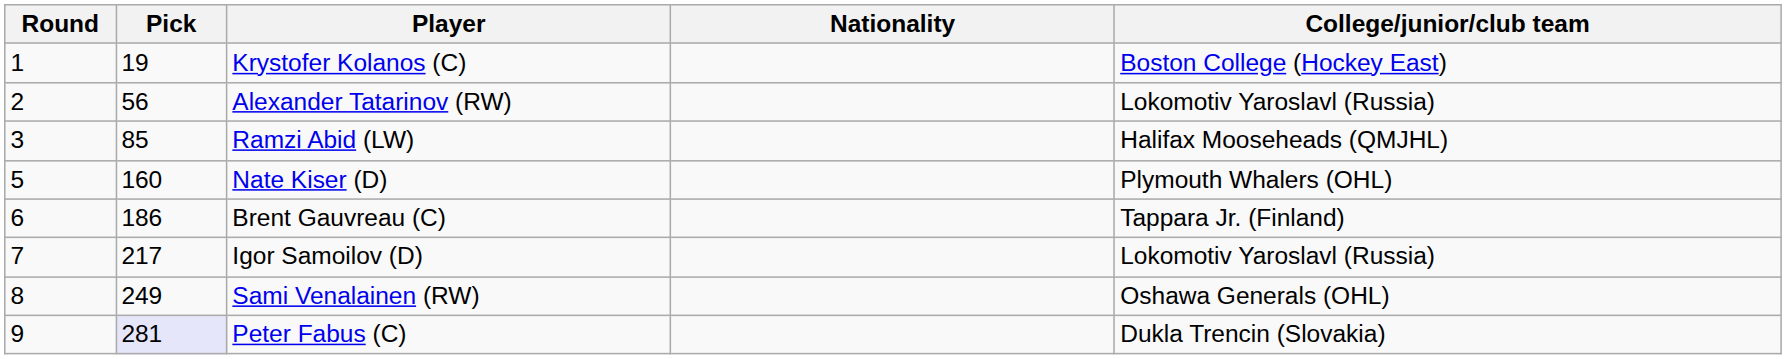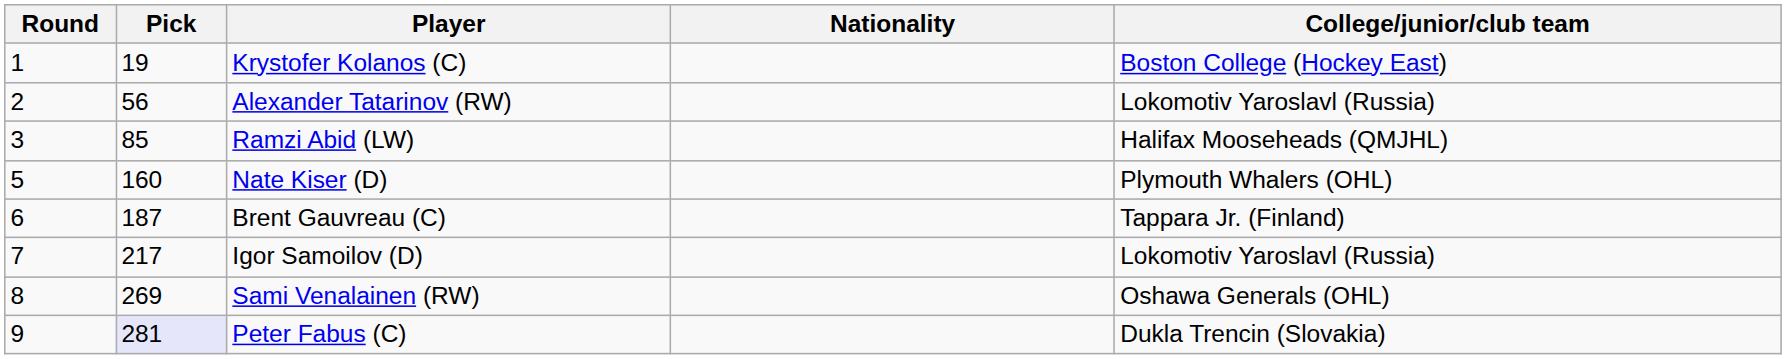(142, 218) 186 -> (142, 218) 187
(142, 295) 249 -> (142, 295) 269
